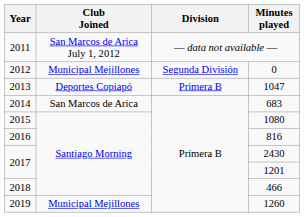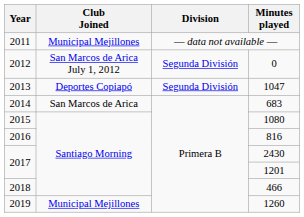(94, 47) San Marcos de Arica July 1, 2012 -> (94, 41) Municipal Mejillones
(94, 70) Municipal Mejillones -> (94, 64) San Marcos de Arica July 1, 2012
(200, 86) Primera B -> (200, 86) Segunda División
